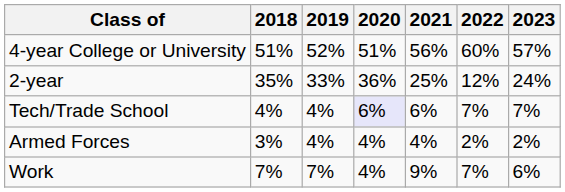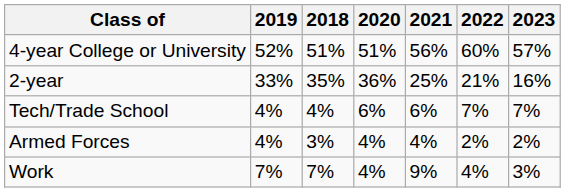columns swapped: (276, 19) <-> (328, 19)
(480, 80) 12% -> (480, 80) 21%
(532, 80) 24% -> (532, 80) 16%
(372, 111) lavender background -> (372, 111) no background
(475, 171) 7% -> (475, 171) 4%
(526, 171) 6% -> (526, 171) 3%
